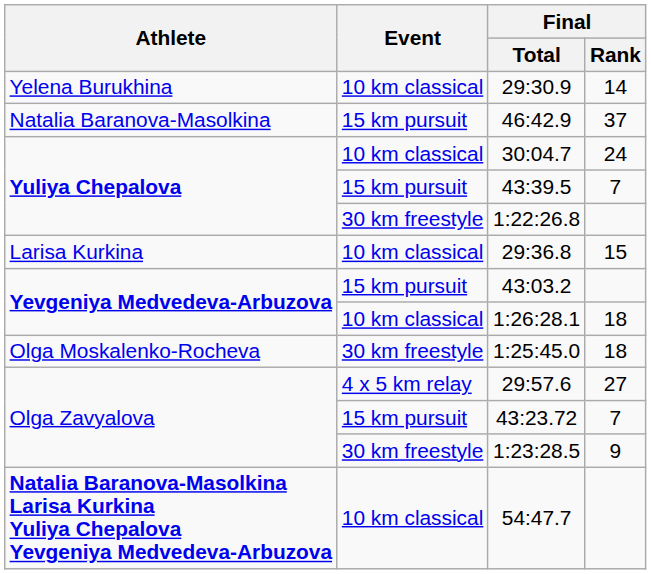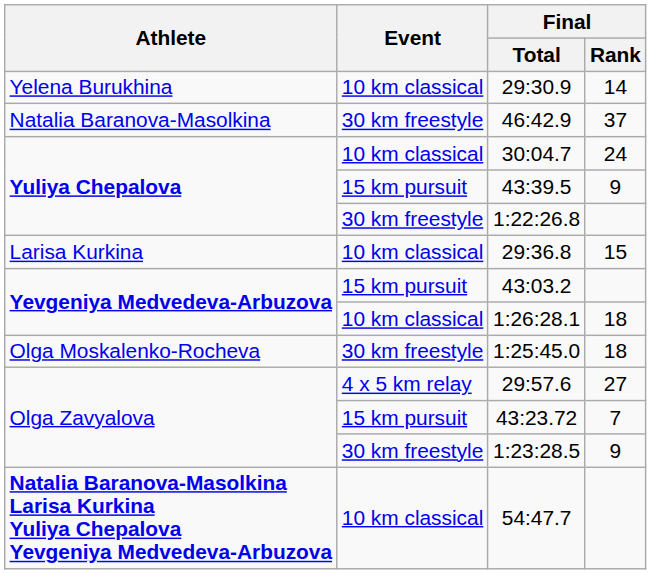(404, 121) 15 km pursuit -> (413, 121) 30 km freestyle
(615, 187) 7 -> (615, 187) 9
